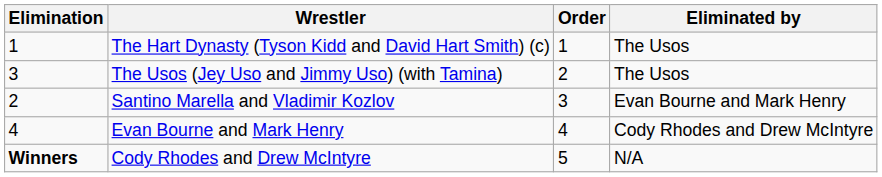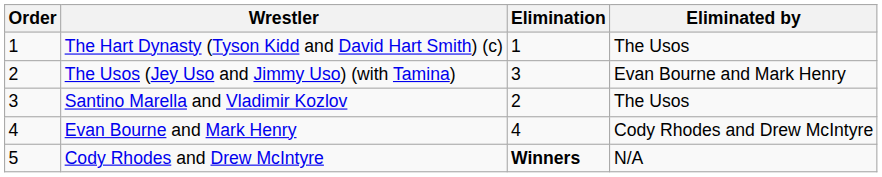columns swapped: (582, 18) <-> (56, 18)
(652, 74) The Usos -> (730, 74) Evan Bourne and Mark Henry
(730, 102) Evan Bourne and Mark Henry -> (652, 102) The Usos
